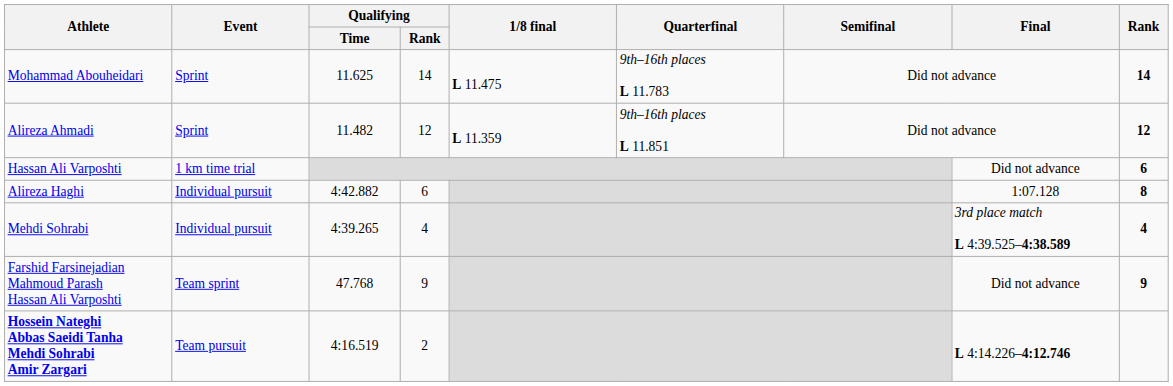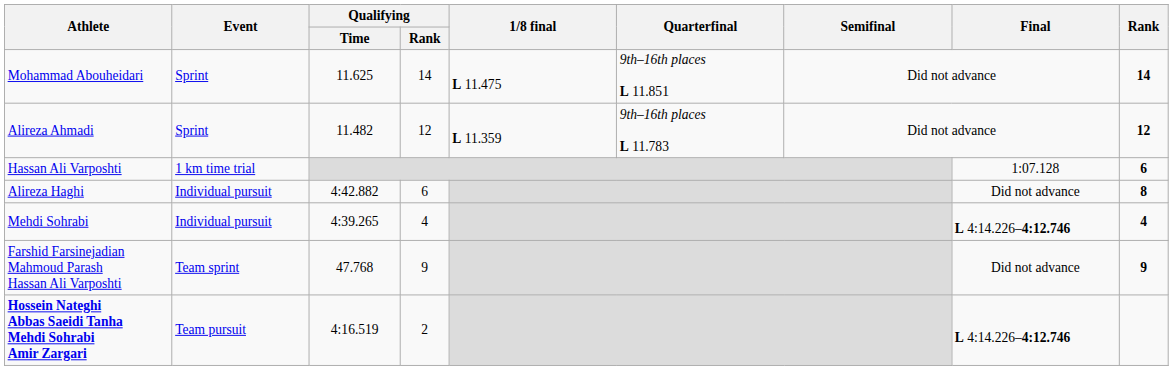(663, 76) 9th–16th places L 11.783 -> (663, 76) 9th–16th places L 11.851
(663, 130) 9th–16th places L 11.851 -> (663, 130) 9th–16th places L 11.783
(1035, 169) Did not advance -> (1035, 169) 1:07.128
(1035, 191) 1:07.128 -> (1035, 191) Did not advance
(1012, 229) 3rd place match L 4:39.525–4:38.589 -> (1012, 229) L 4:14.226–4:12.746
